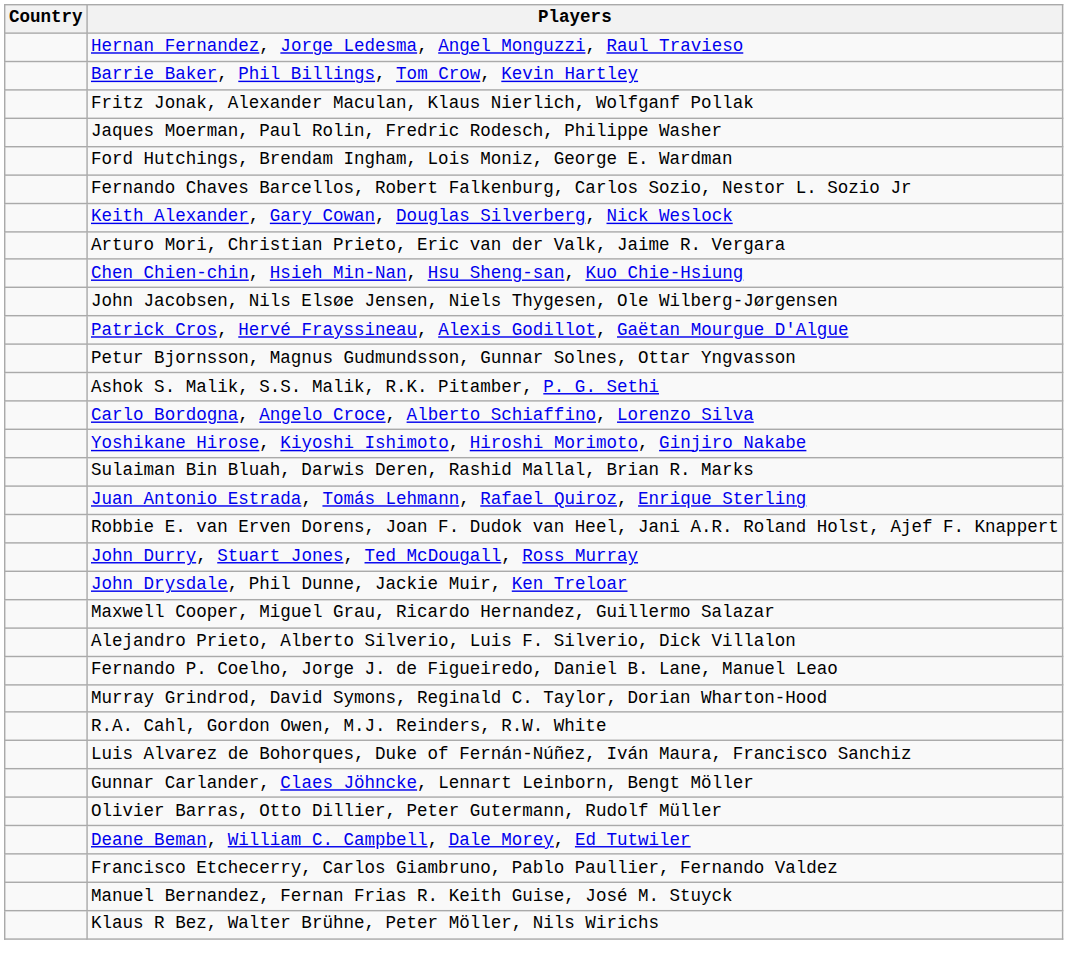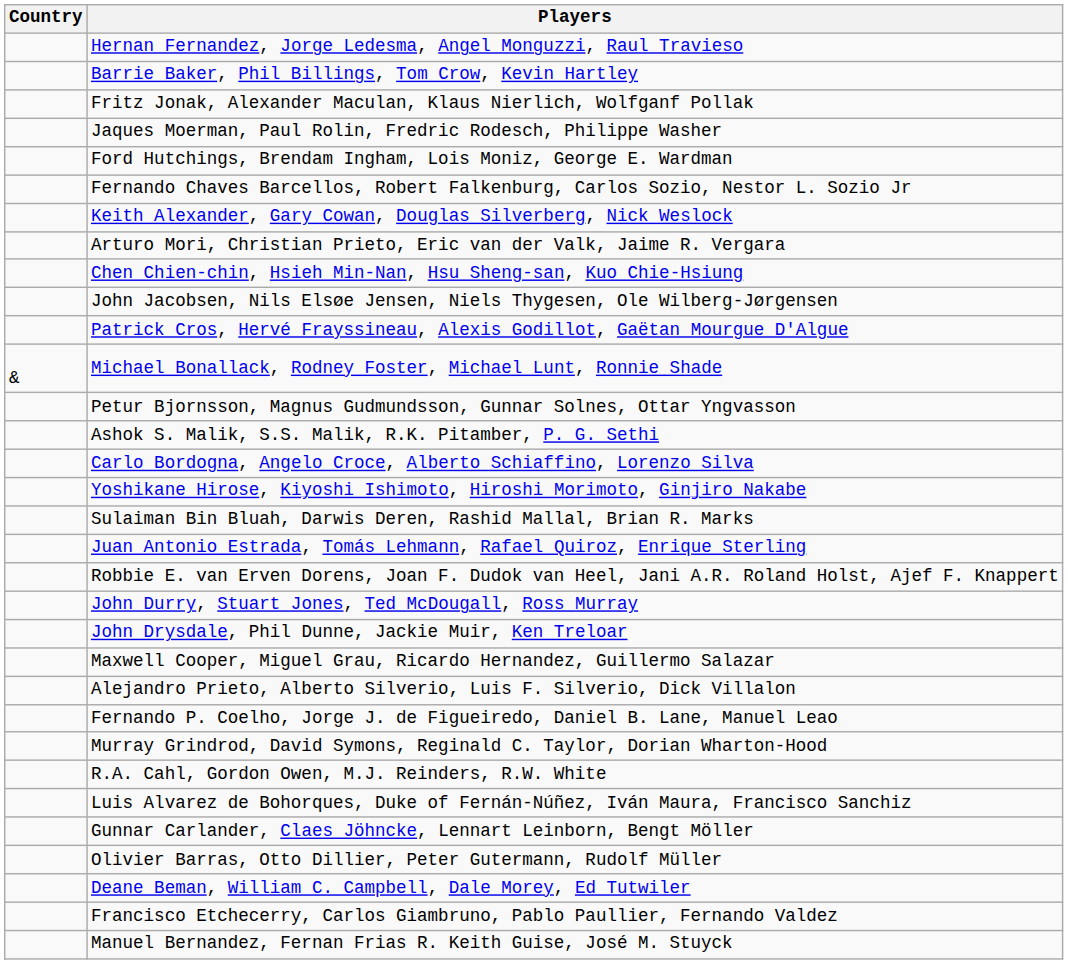+ row: (407, 369)
- row: (375, 925)
